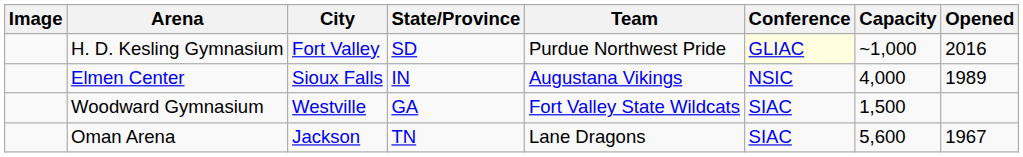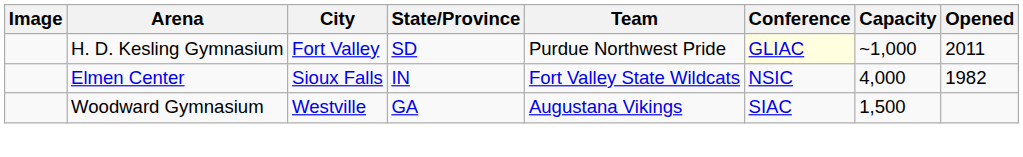(966, 48) 2016 -> (965, 48) 2011
(606, 78) Augustana Vikings -> (634, 78) Fort Valley State Wildcats
(966, 78) 1989 -> (966, 78) 1982
(634, 107) Fort Valley State Wildcats -> (606, 107) Augustana Vikings
- row: (123, 136)
